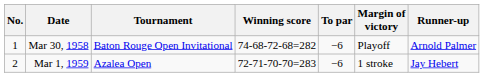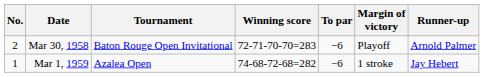(15, 45) 1 -> (15, 45) 2
(277, 45) 74-68-72-68=282 -> (277, 45) 72-71-70-70=283
(15, 63) 2 -> (15, 63) 1
(277, 63) 72-71-70-70=283 -> (277, 63) 74-68-72-68=282
